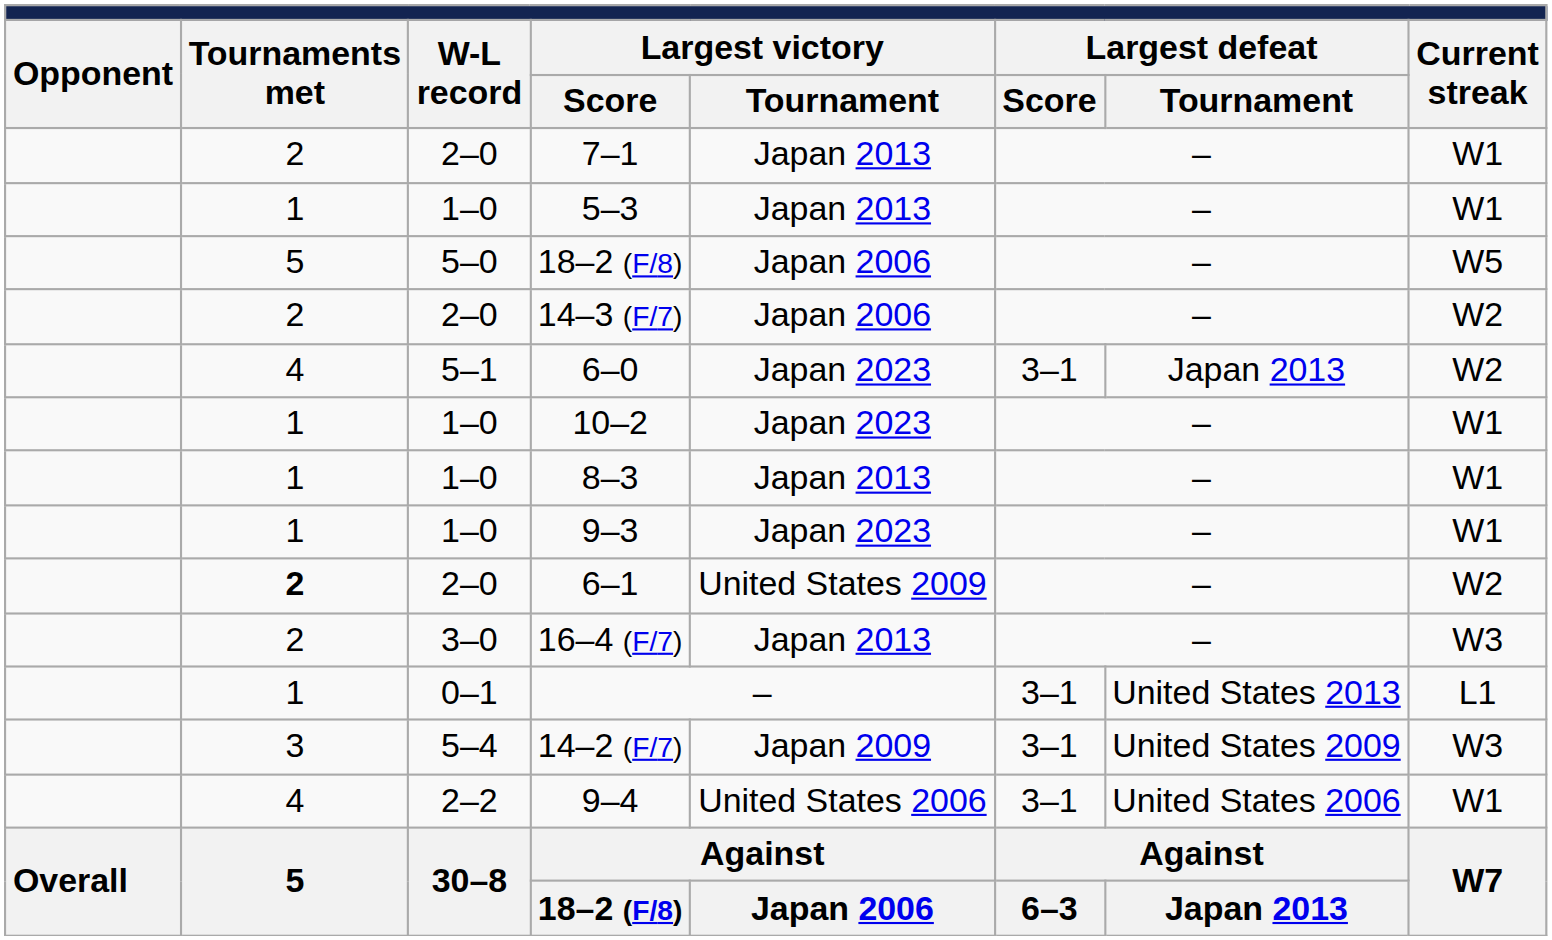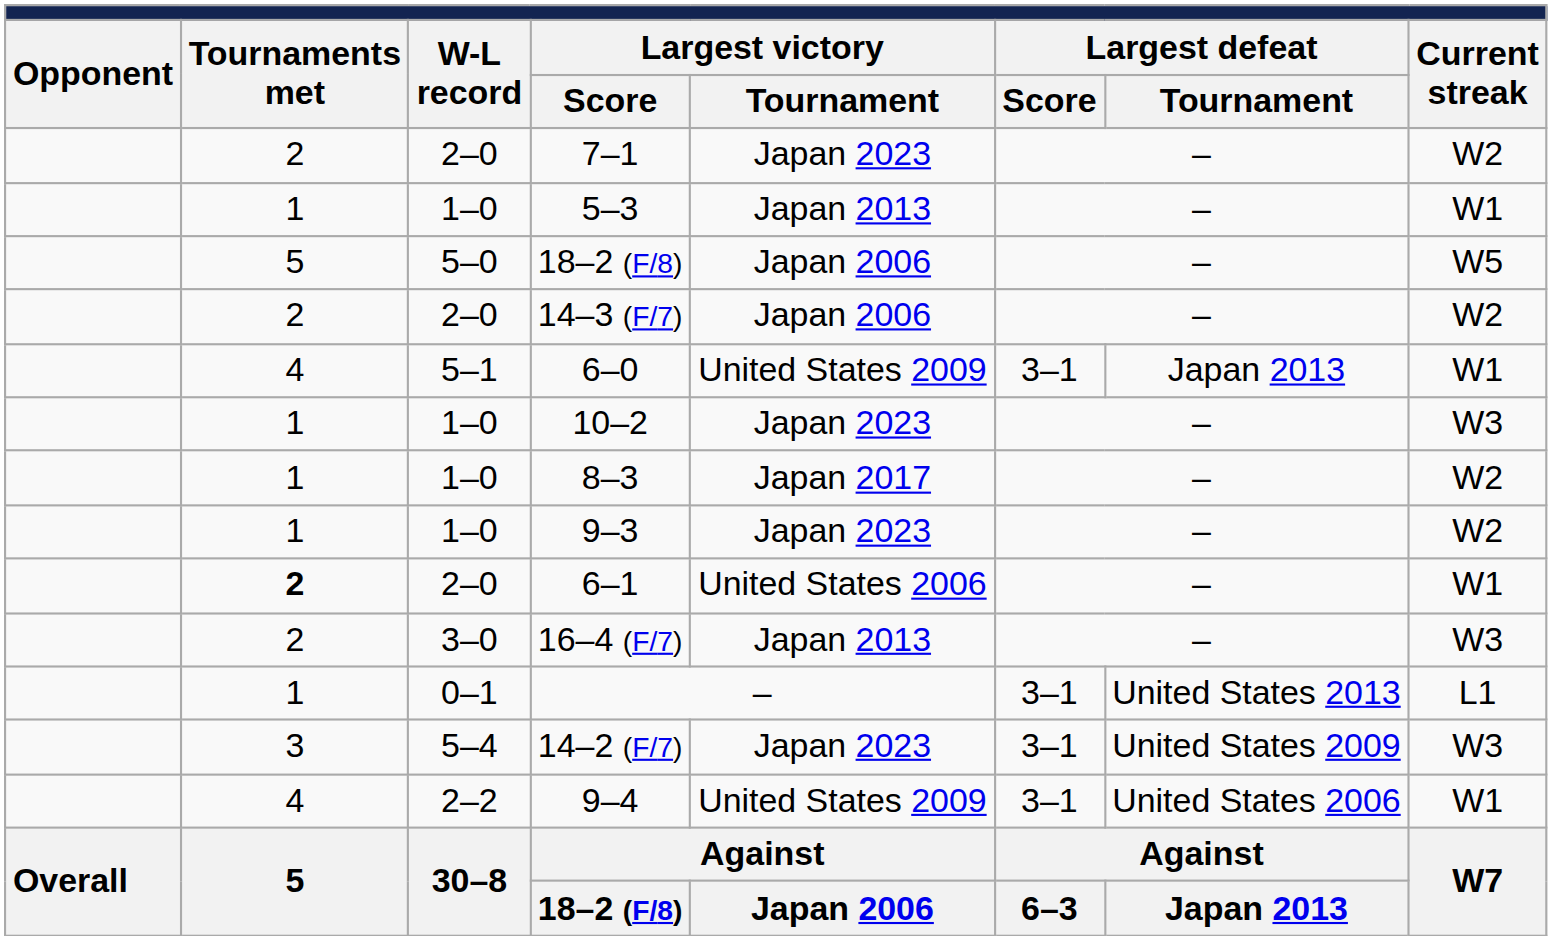(842, 154) Japan 2013 -> (842, 154) Japan 2023
(1478, 154) W1 -> (1478, 154) W2
(842, 369) Japan 2023 -> (842, 369) United States 2009
(1478, 369) W2 -> (1478, 369) W1
(1478, 423) W1 -> (1478, 423) W3
(842, 477) Japan 2013 -> (842, 477) Japan 2017
(1478, 477) W1 -> (1478, 477) W2
(1478, 531) W1 -> (1478, 531) W2
(842, 584) United States 2009 -> (842, 584) United States 2006
(1478, 584) W2 -> (1478, 584) W1
(842, 746) Japan 2009 -> (842, 746) Japan 2023
(842, 800) United States 2006 -> (842, 800) United States 2009
